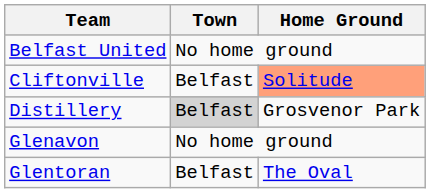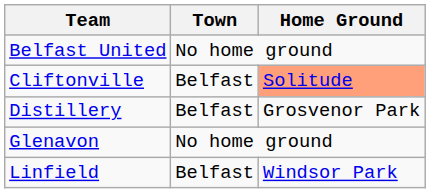(215, 112) lightgrey background -> (215, 112) no background
- row: (60, 173)
+ row: (54, 173)
